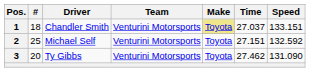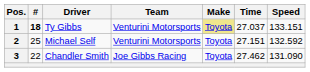(35, 27) normal -> (35, 27) bold
(77, 27) Chandler Smith -> (63, 27) Ty Gibbs
(35, 56) 20 -> (35, 56) 22
(63, 56) Ty Gibbs -> (77, 56) Chandler Smith
(157, 56) Venturini Motorsports -> (150, 56) Joe Gibbs Racing
